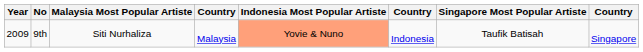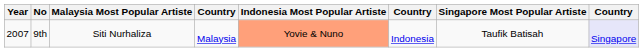(18, 33) 2009 -> (18, 33) 2007
(614, 39) no background -> (614, 39) lavender background
